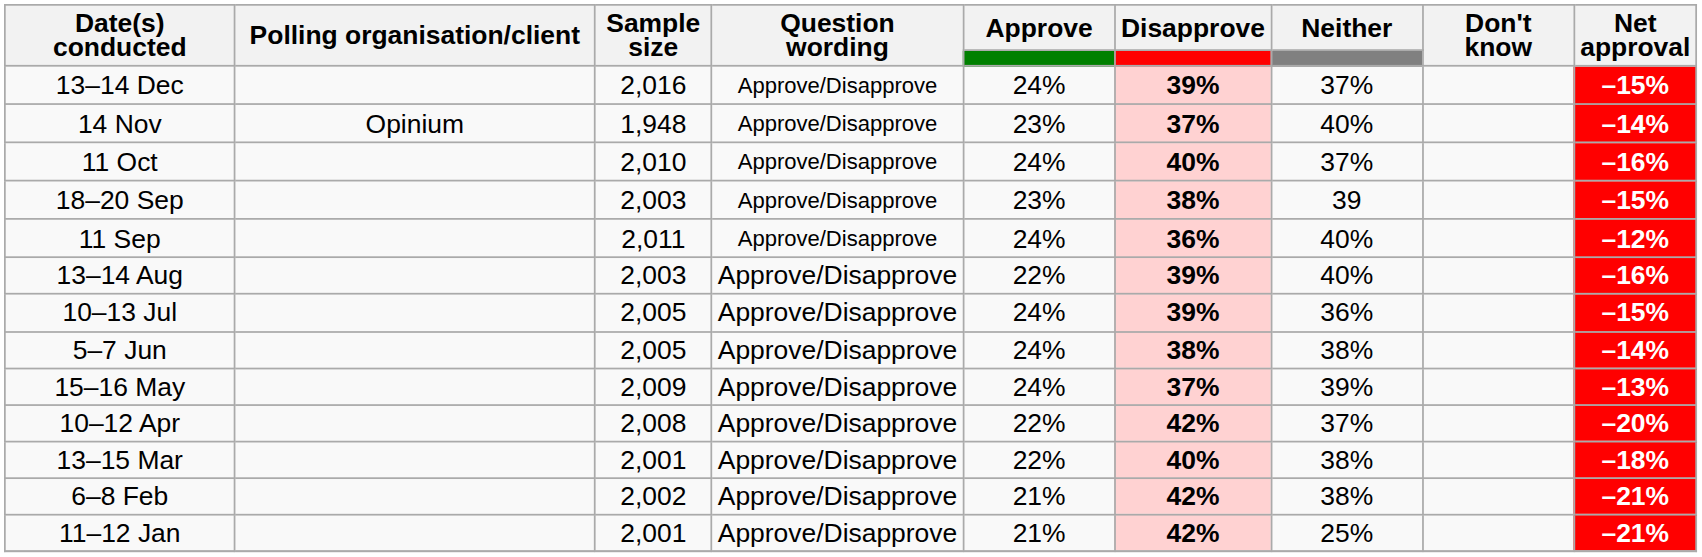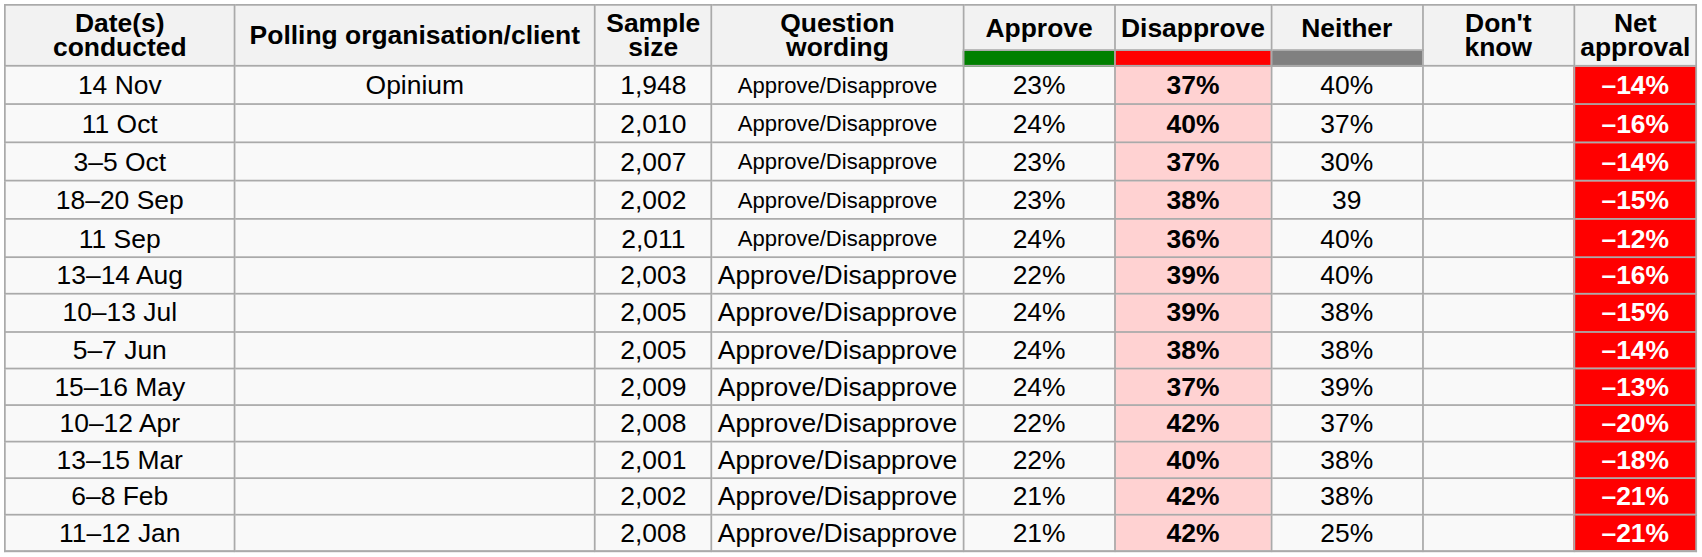- row: (120, 84)
+ row: (120, 161)
(653, 200) 2,003 -> (653, 200) 2,002
(1347, 312) 36% -> (1347, 312) 38%
(653, 532) 2,001 -> (653, 532) 2,008
